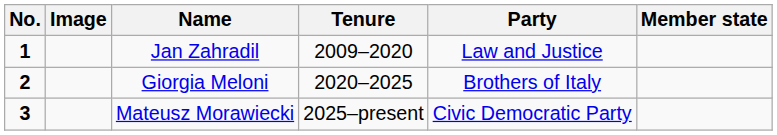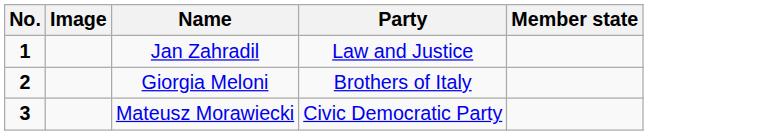- column: (363, 20)
